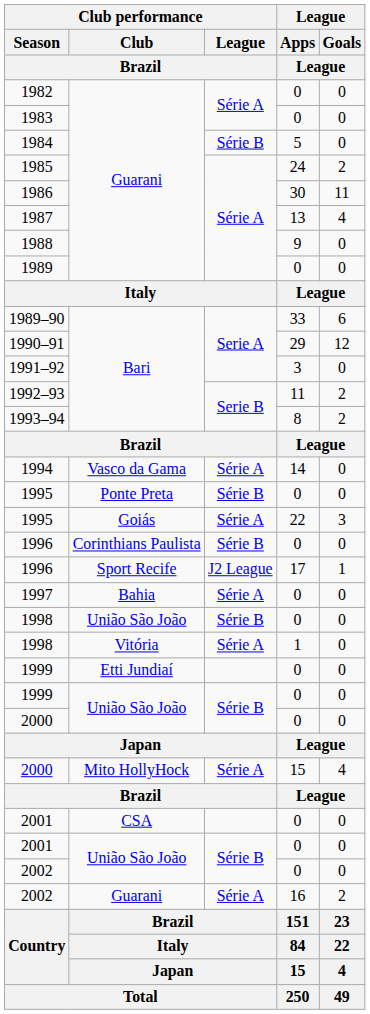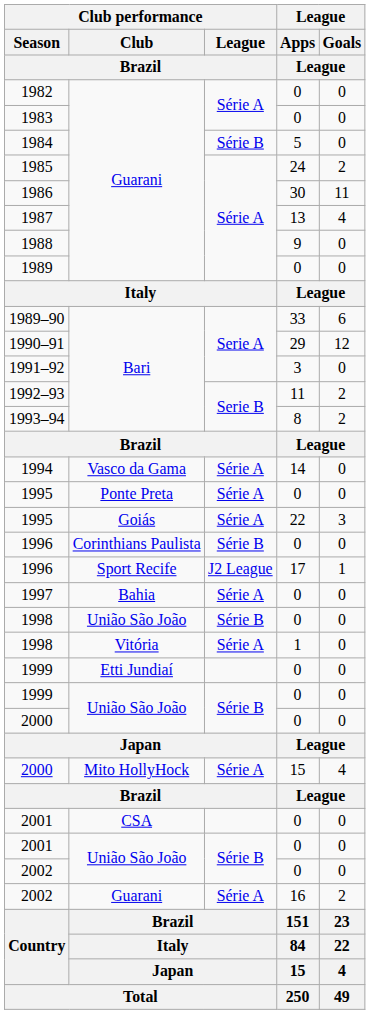(240, 494) Série B -> (240, 494) Série A
